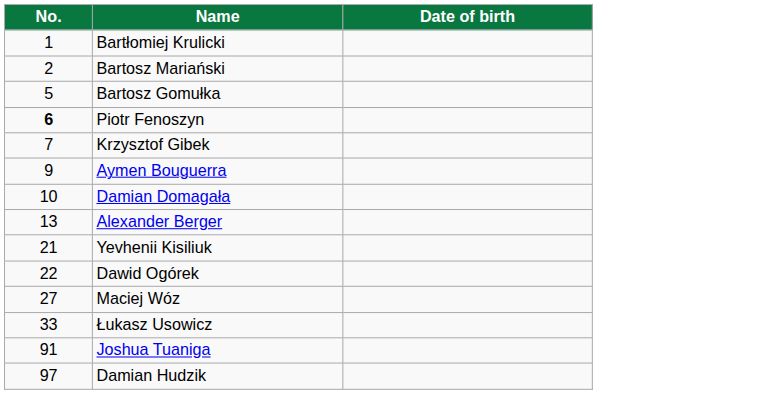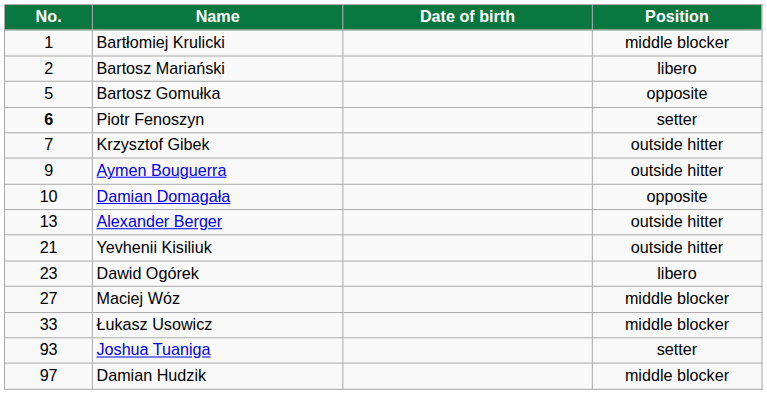+ column: (677, 17)
(49, 273) 22 -> (49, 273) 23
(49, 350) 91 -> (49, 350) 93
